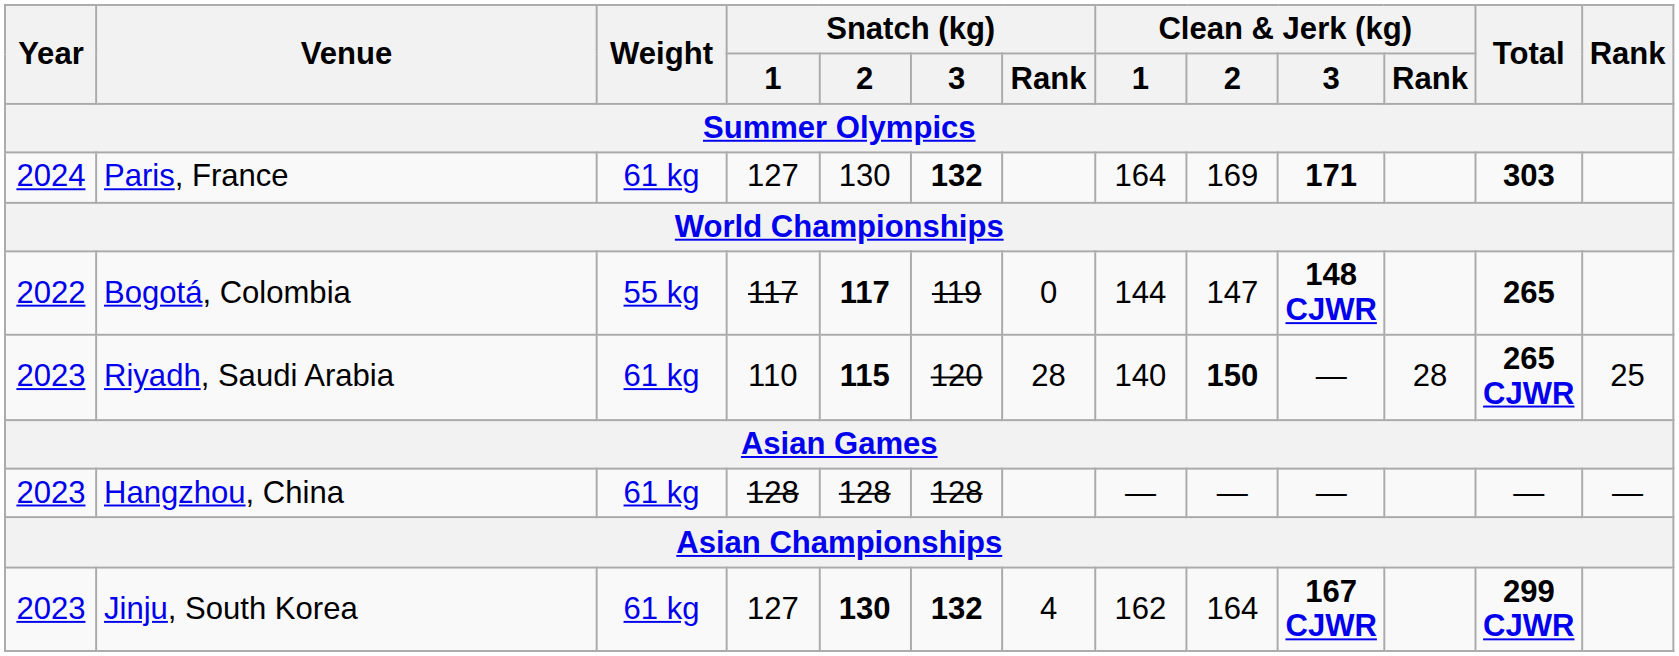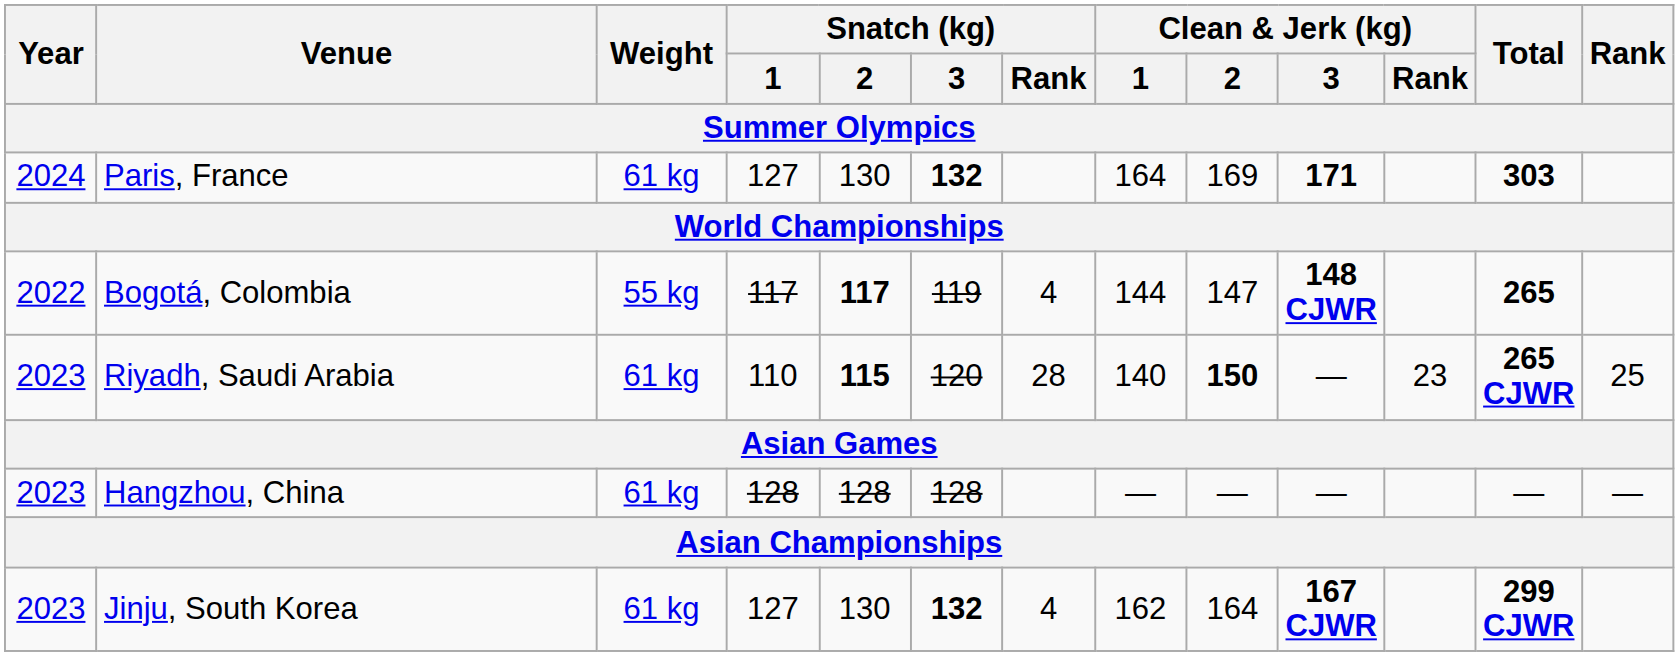(1049, 292) 0 -> (1049, 292) 4
(1430, 376) 28 -> (1430, 376) 23
(865, 608) bold -> (865, 608) normal
